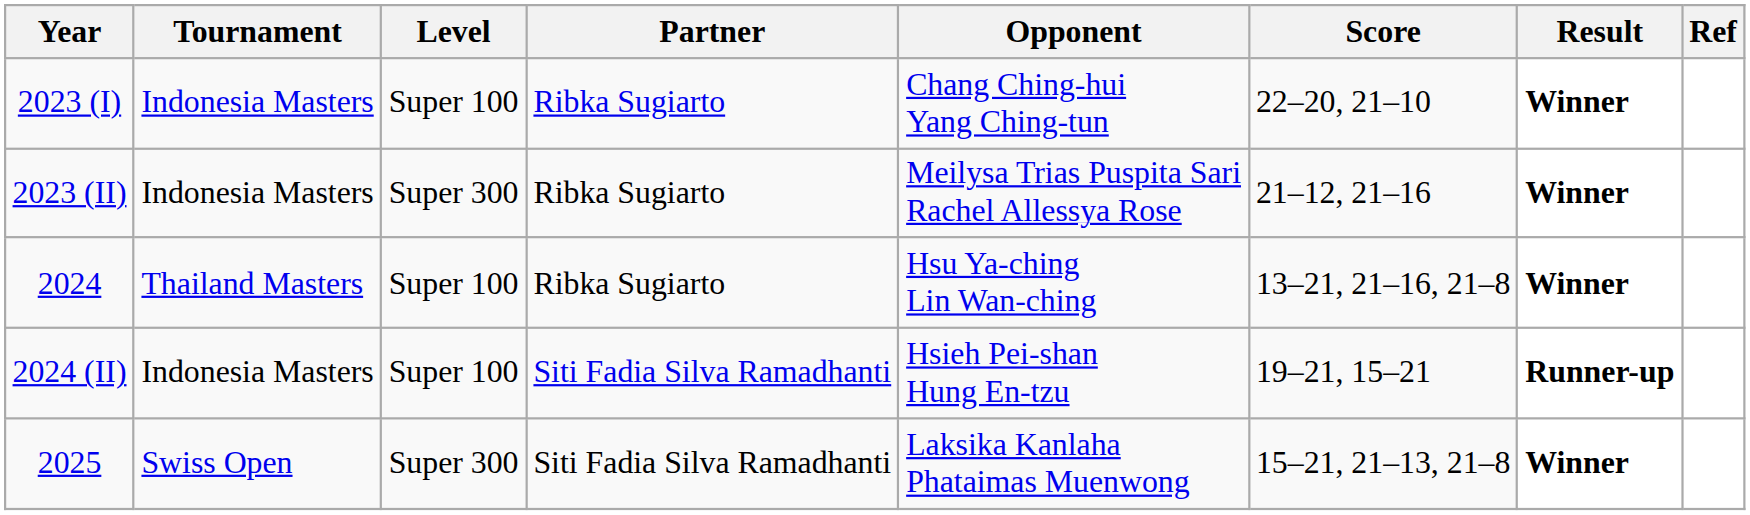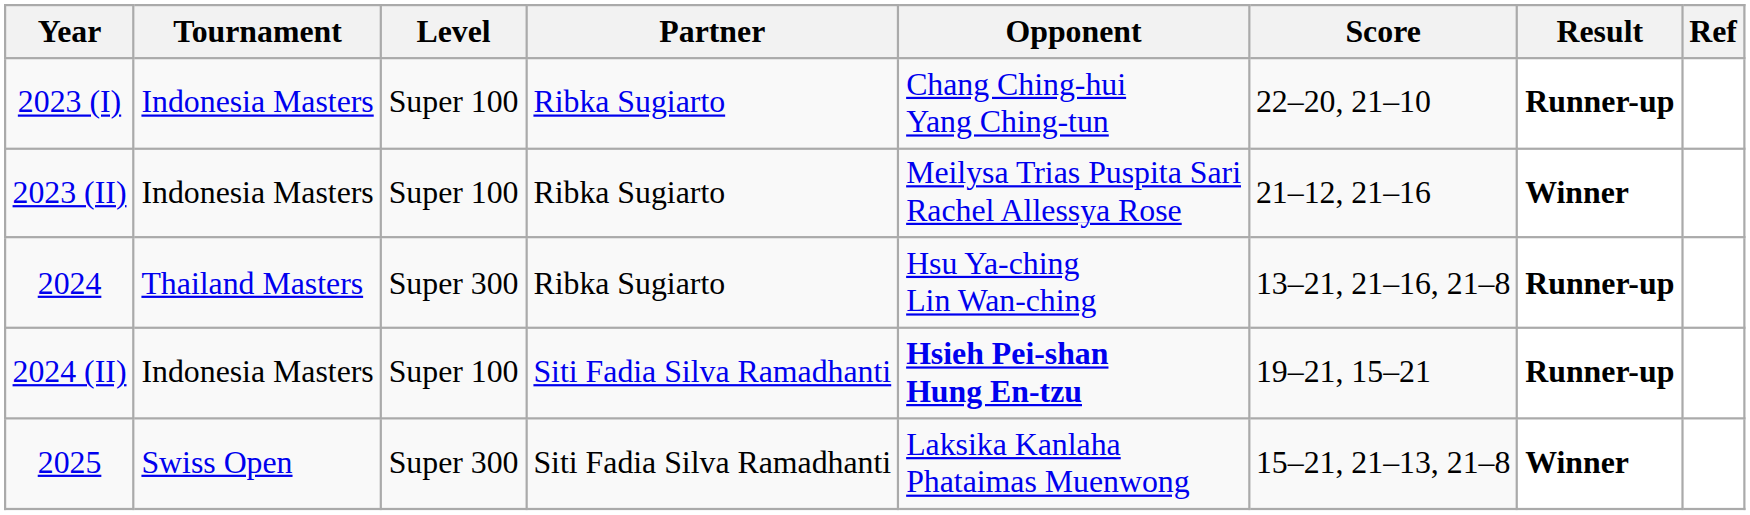(1577, 102) Winner -> (1600, 102) Runner-up
(454, 192) Super 300 -> (454, 192) Super 100
(454, 282) Super 100 -> (454, 282) Super 300
(1577, 282) Winner -> (1600, 282) Runner-up
(1002, 372) normal -> (1007, 372) bold
